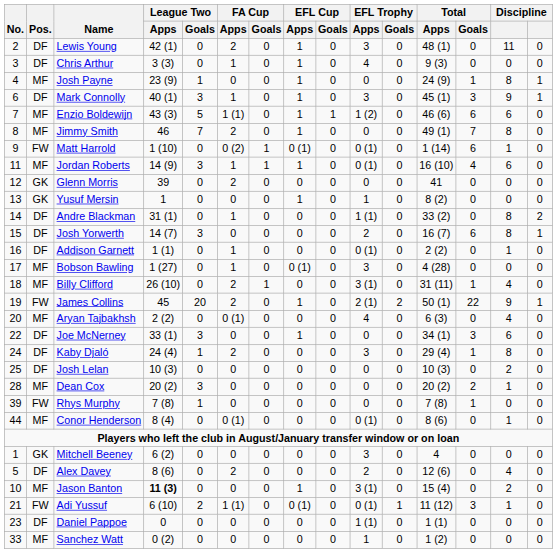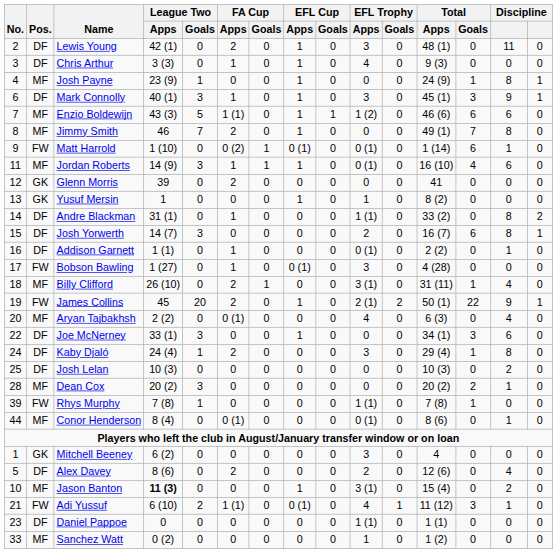(40, 268) MF -> (40, 268) FW
(366, 404) 0 -> (366, 404) 1 (1)
(366, 506) 0 (1) -> (366, 506) 4
